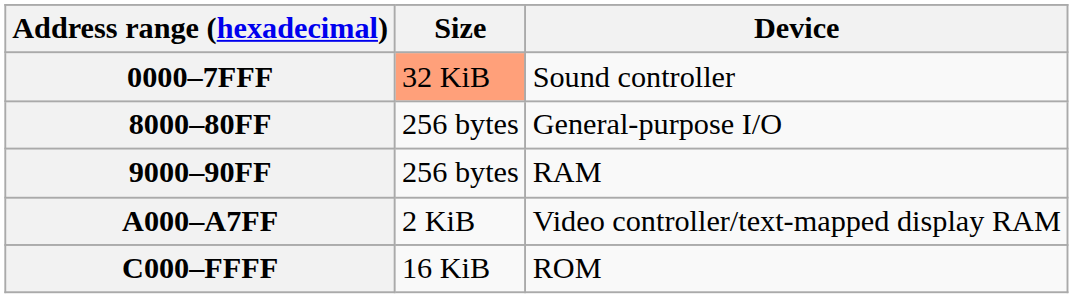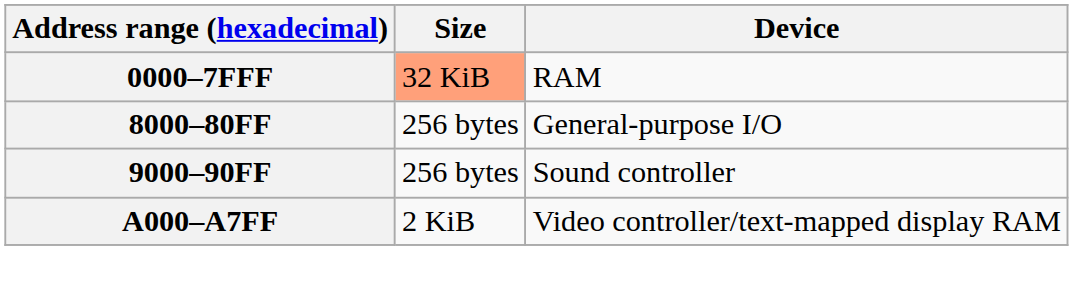(634, 76) Sound controller -> (567, 76) RAM
(567, 172) RAM -> (634, 172) Sound controller
- row: (200, 268)
